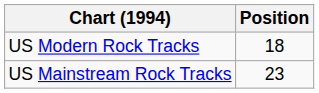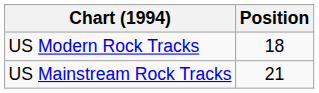(274, 74) 23 -> (274, 74) 21
